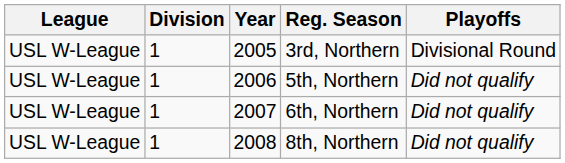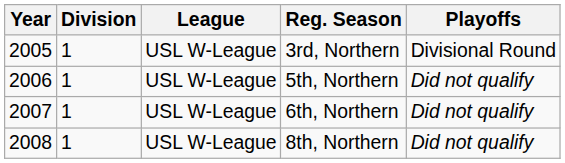columns swapped: (255, 19) <-> (75, 19)
